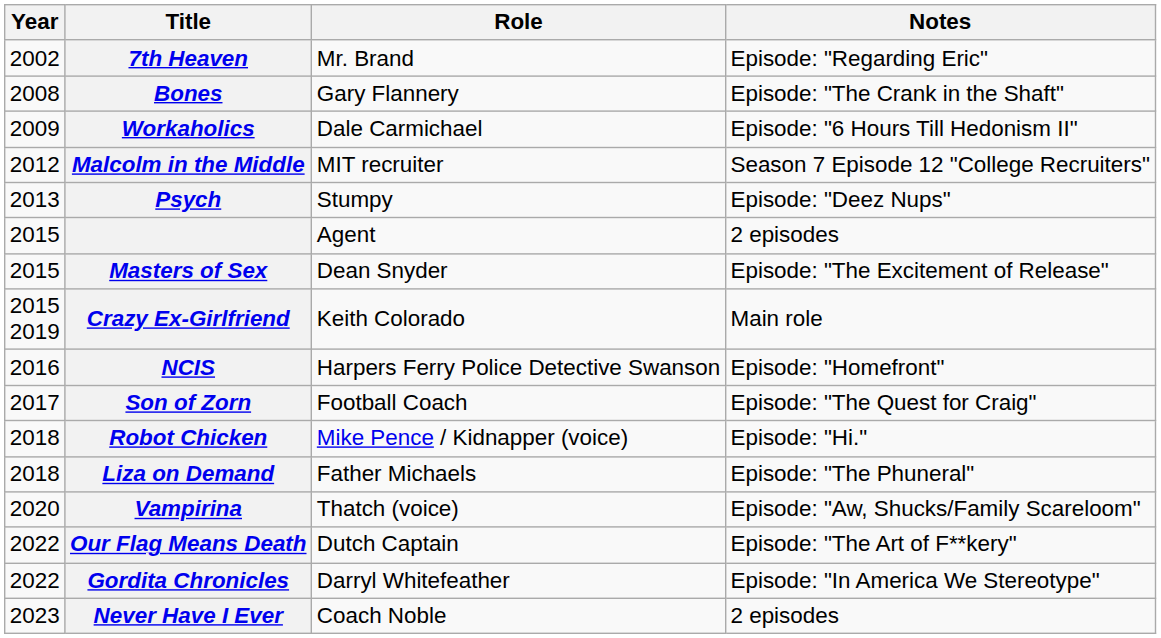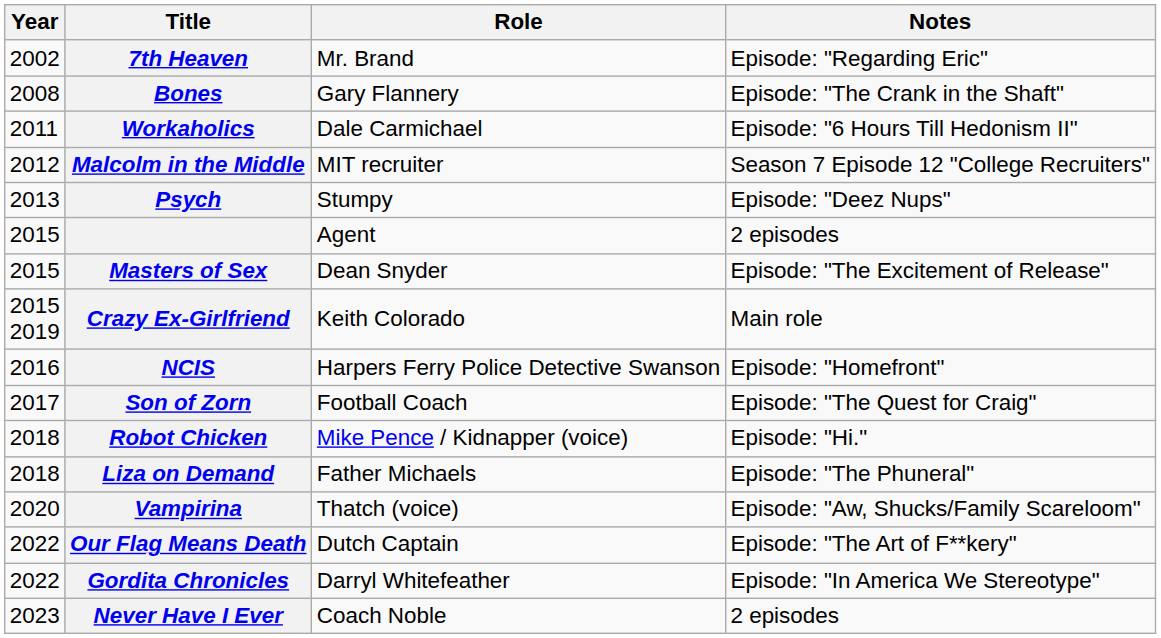(35, 128) 2009 -> (34, 128) 2011
